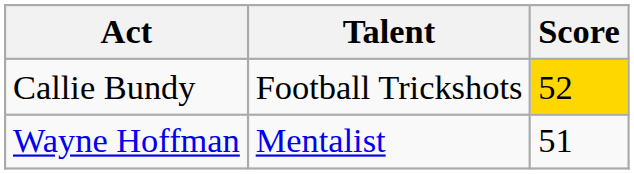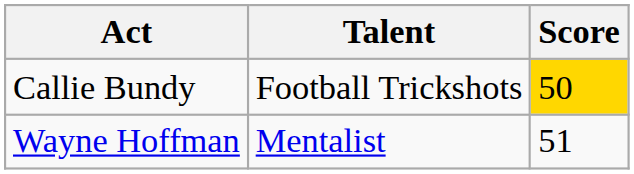(555, 86) 52 -> (555, 86) 50
